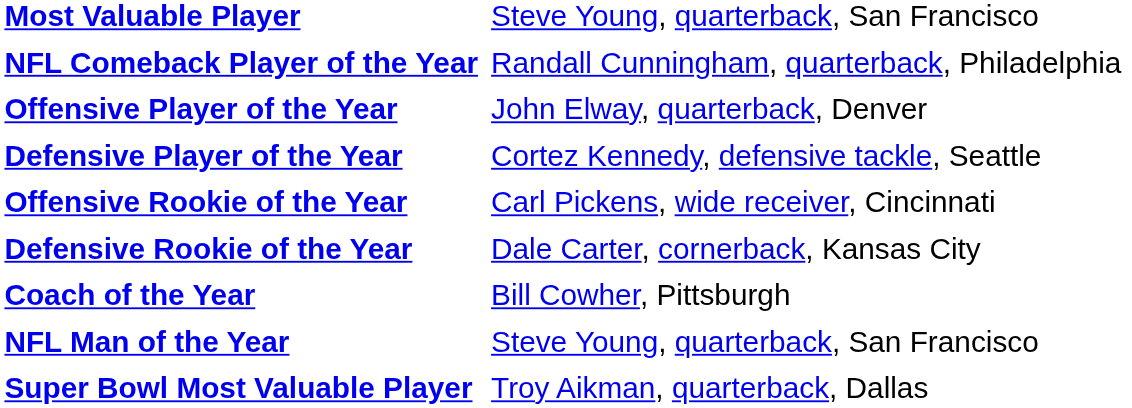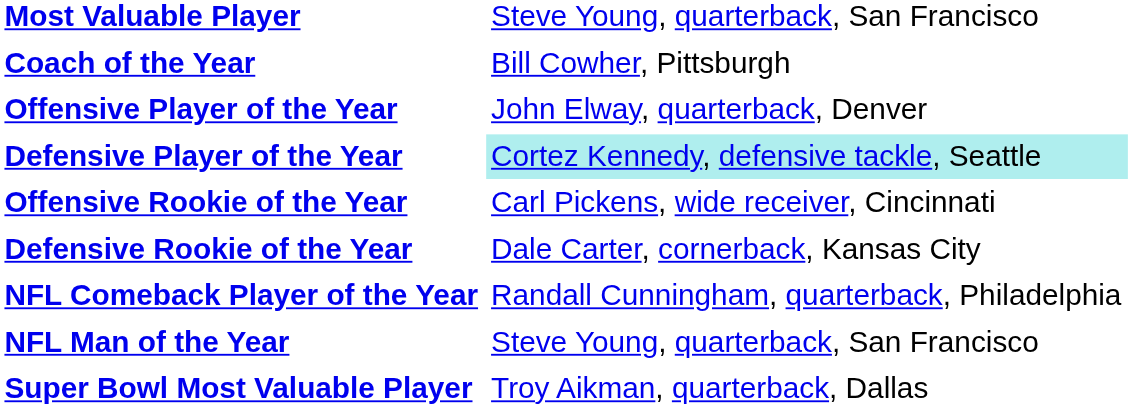rows swapped: (130, 295) <-> (241, 63)
(766, 156) no background -> (766, 156) paleturquoise background
